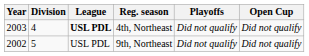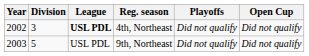(17, 28) 2003 -> (17, 28) 2002
(33, 28) 4 -> (33, 28) 3
(17, 43) 2002 -> (17, 43) 2003
